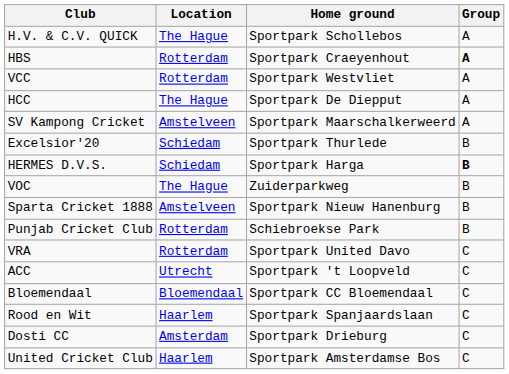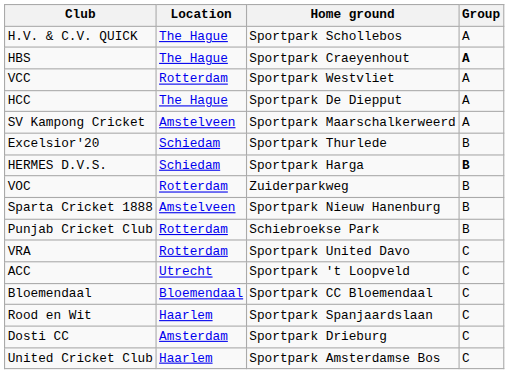(193, 58) Rotterdam -> (193, 58) The Hague
(193, 186) The Hague -> (193, 186) Rotterdam
